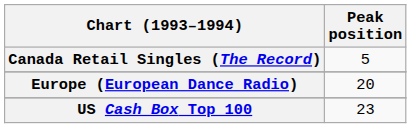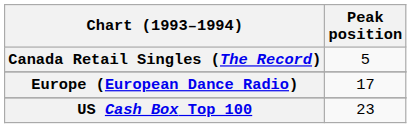(365, 85) 20 -> (365, 85) 17
